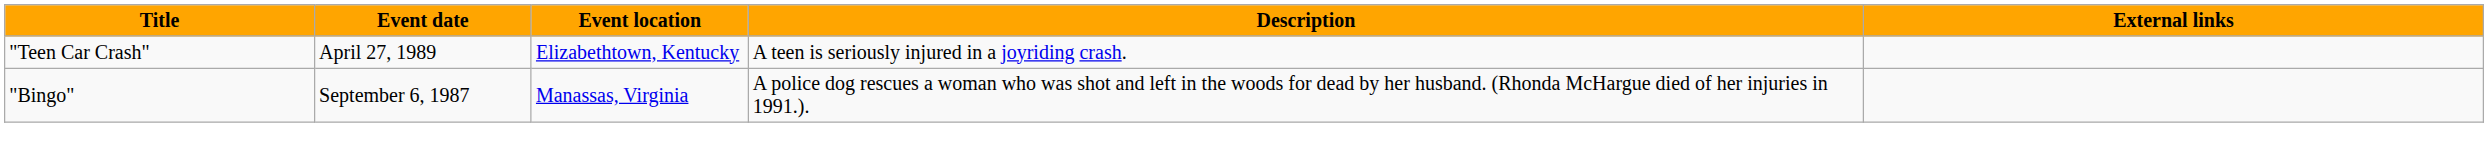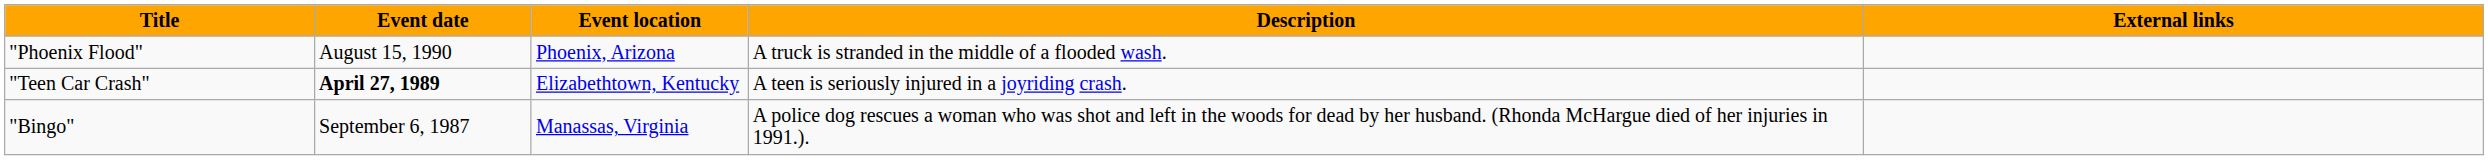+ row: (76, 52)
(378, 52) normal -> (379, 83) bold
